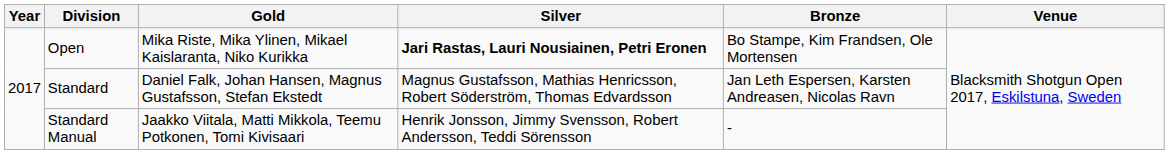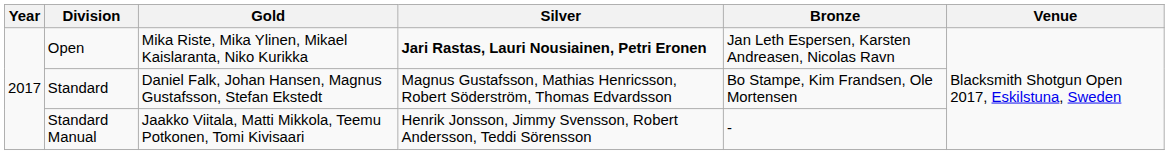(830, 48) Bo Stampe, Kim Frandsen, Ole Mortensen -> (819, 48) Jan Leth Espersen, Karsten Andreasen, Nicolas Ravn
(819, 88) Jan Leth Espersen, Karsten Andreasen, Nicolas Ravn -> (830, 88) Bo Stampe, Kim Frandsen, Ole Mortensen
